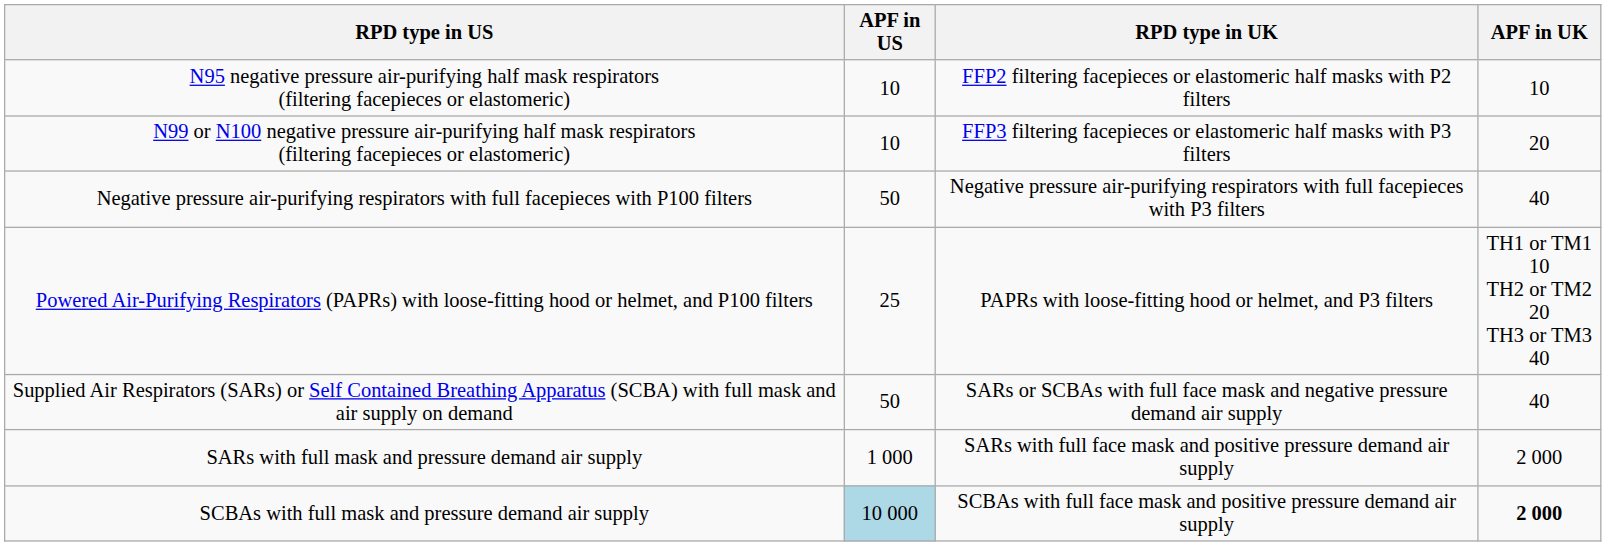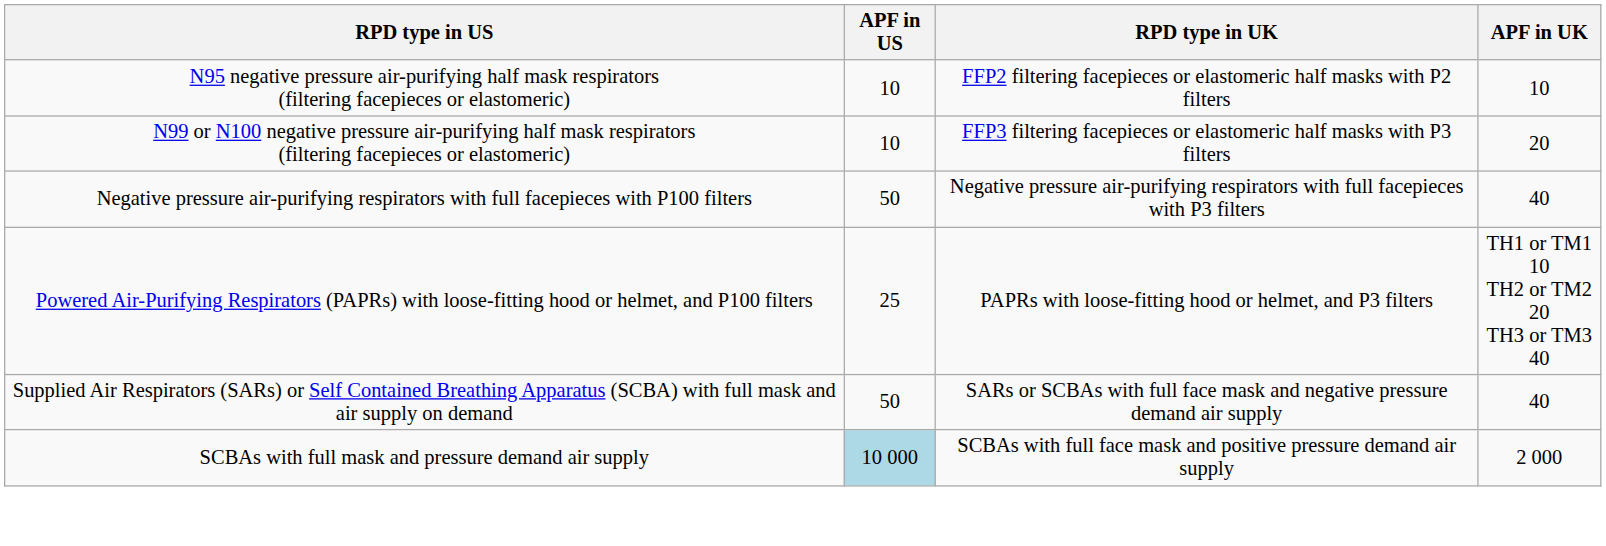- row: (424, 457)
(1539, 513) bold -> (1539, 457) normal
